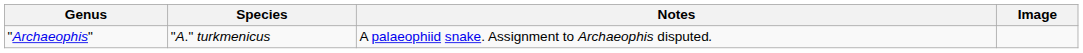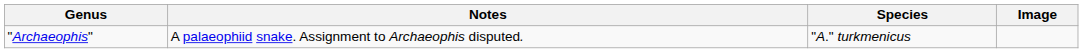columns swapped: (262, 15) <-> (676, 15)
